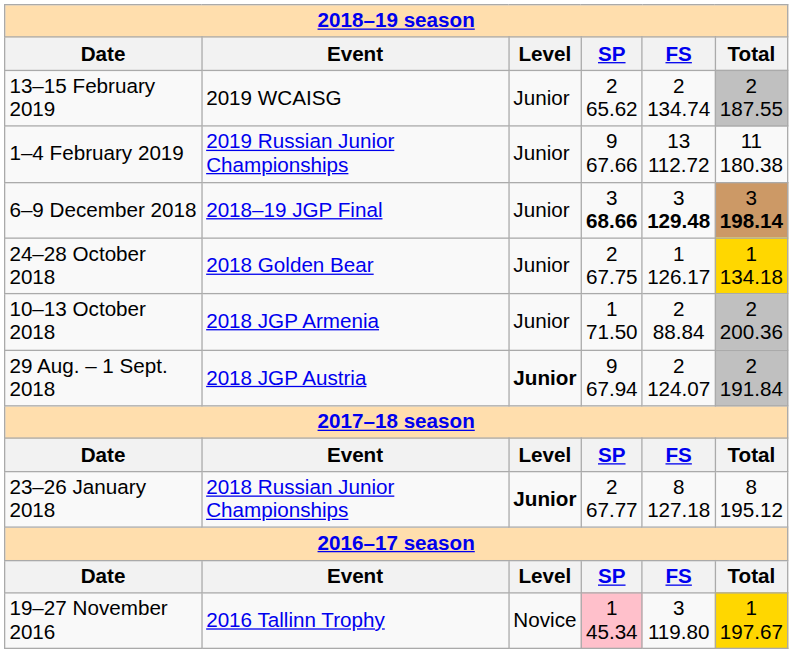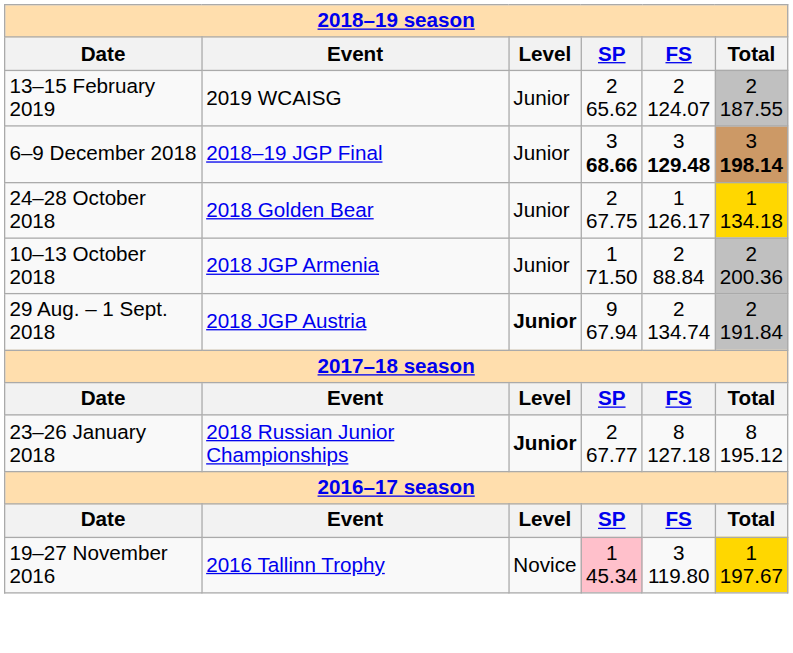(679, 97) 2 134.74 -> (679, 97) 2 124.07
- row: (97, 153)
(679, 377) 2 124.07 -> (679, 321) 2 134.74
